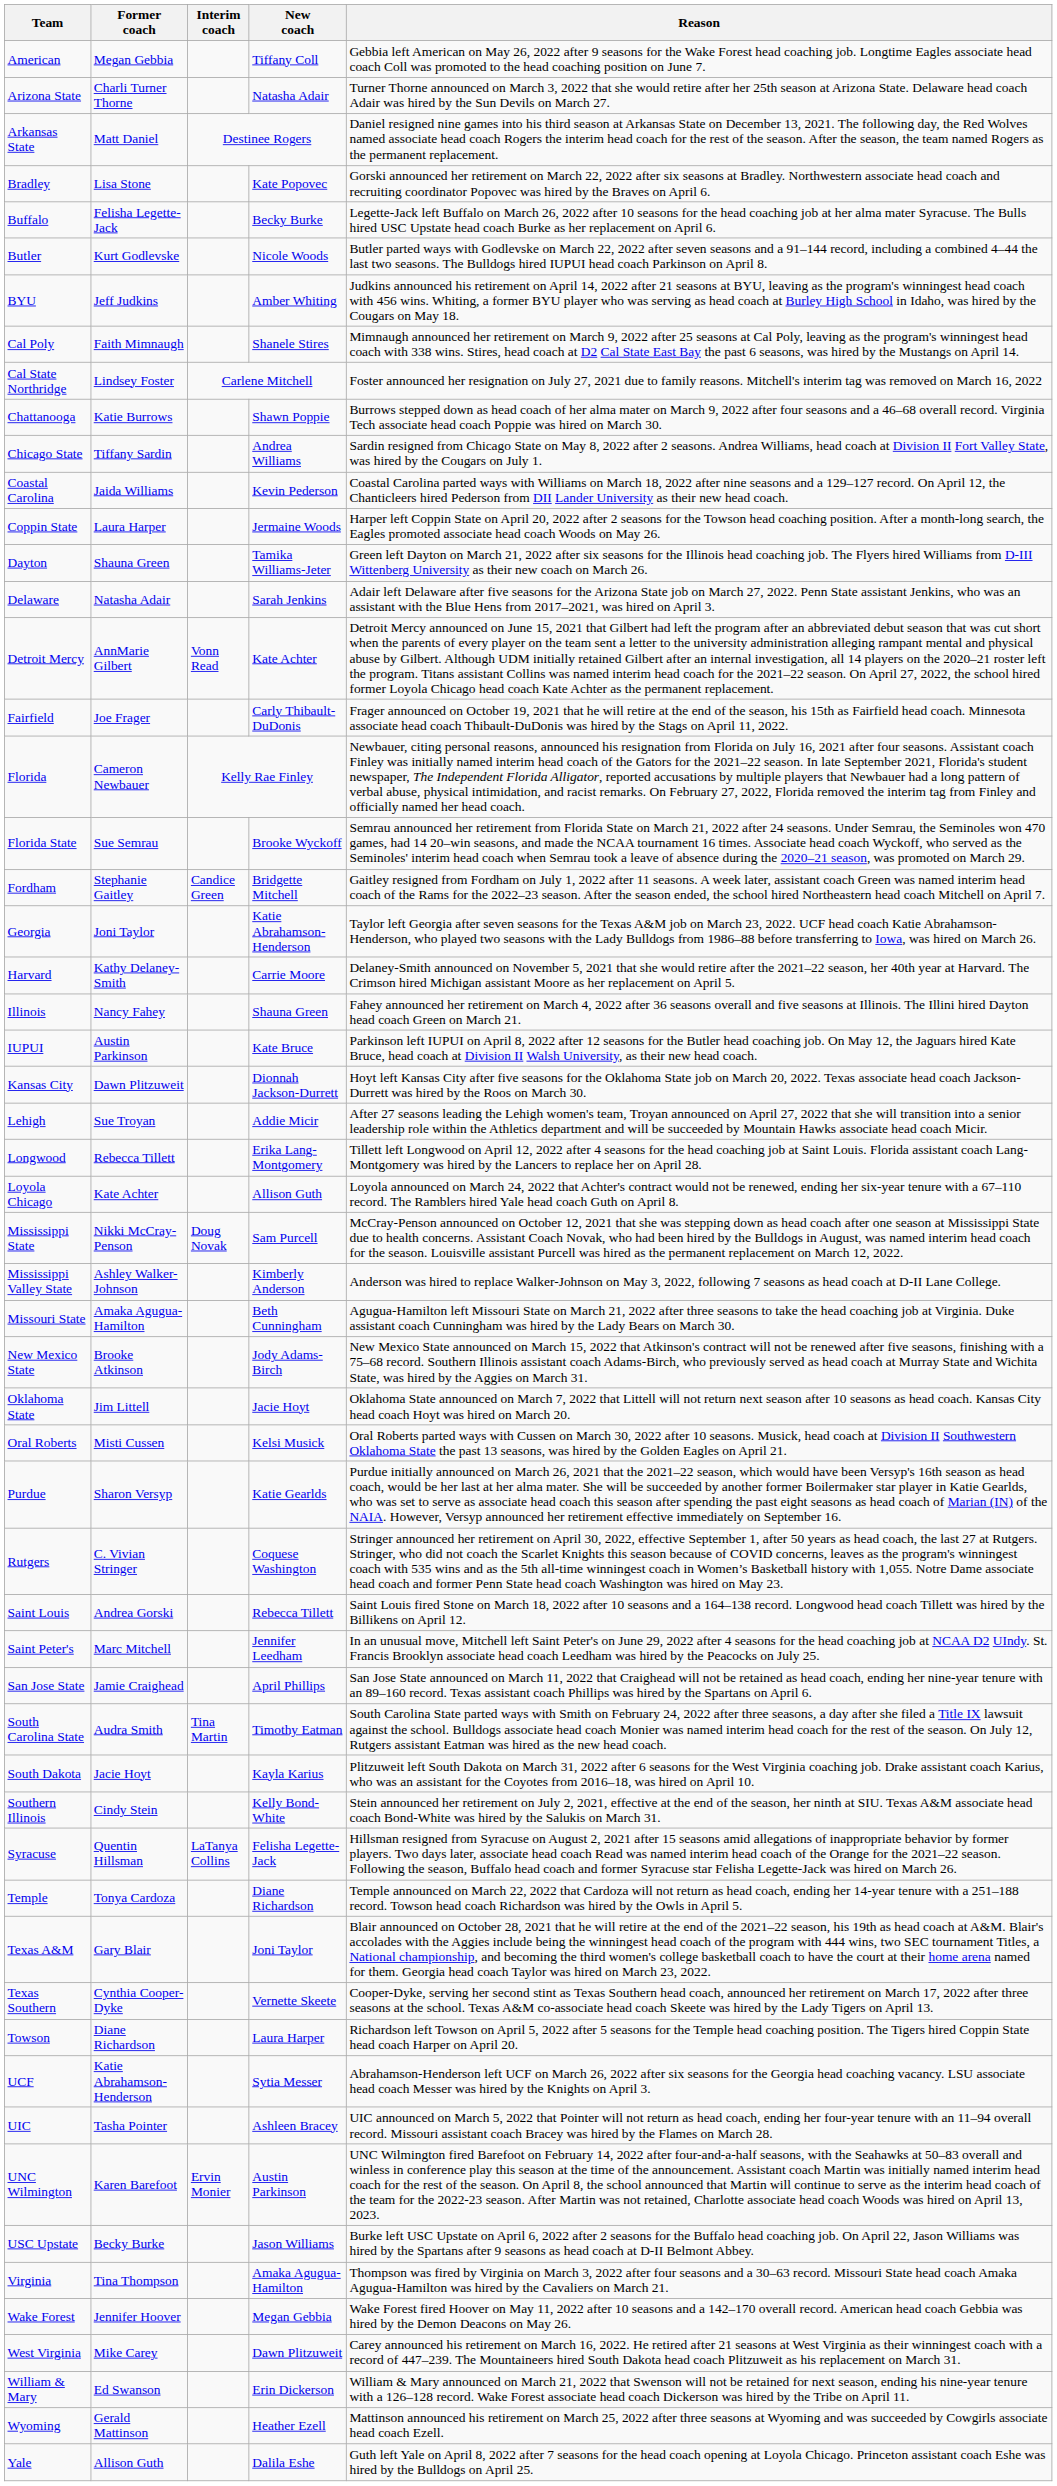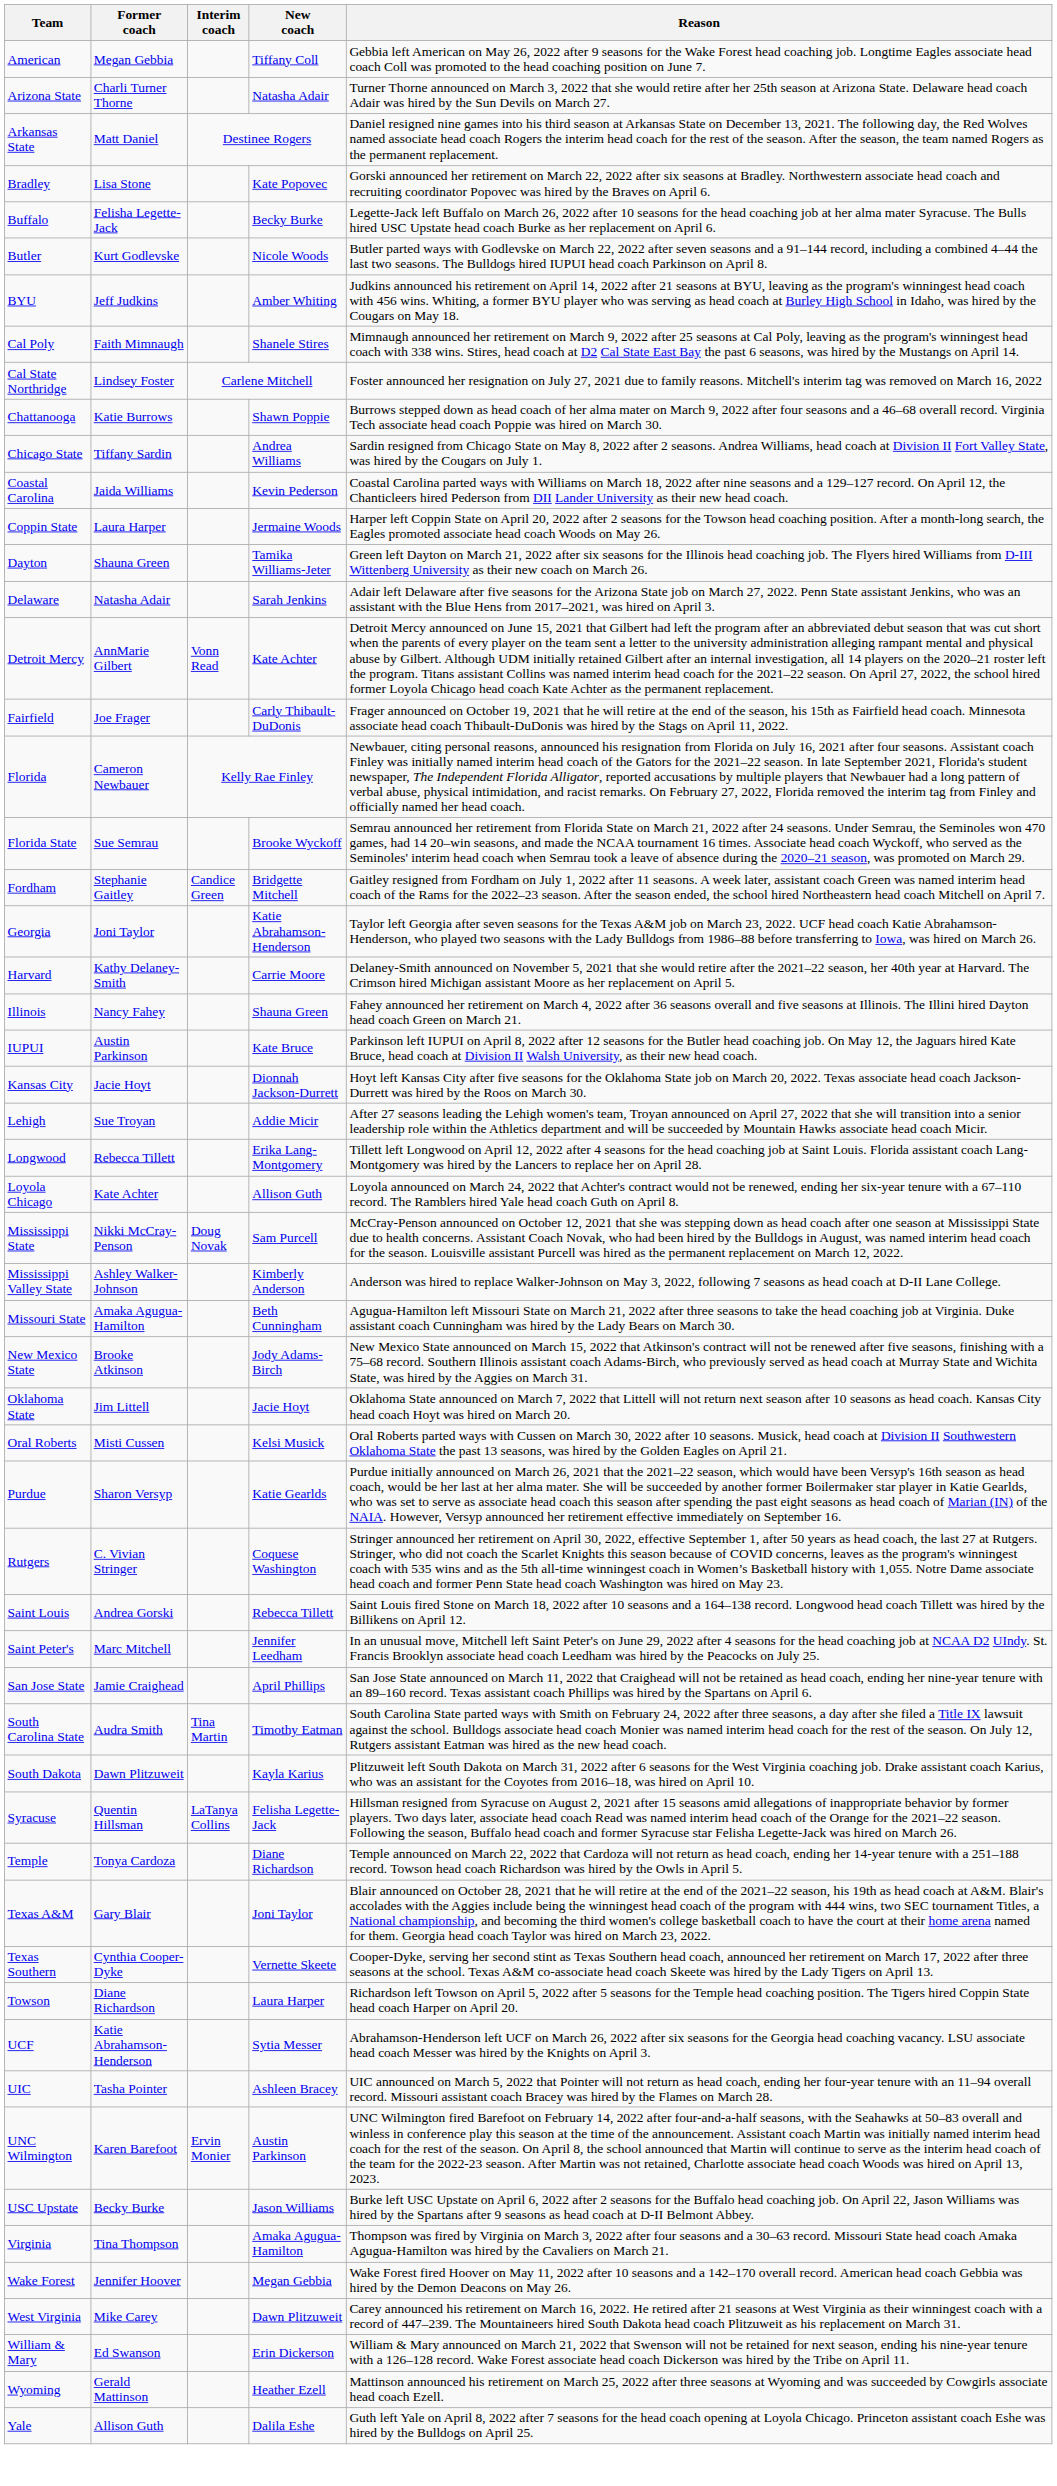(139, 1084) Dawn Plitzuweit -> (122, 1084) Jacie Hoyt
(122, 1773) Jacie Hoyt -> (139, 1773) Dawn Plitzuweit
- row: (32, 1810)
